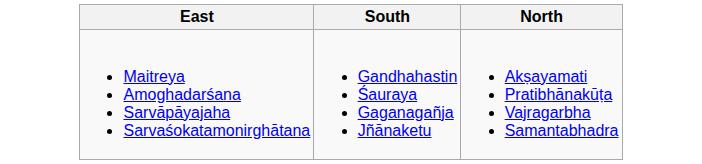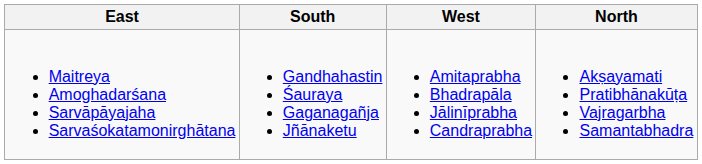+ column: (461, 17)
